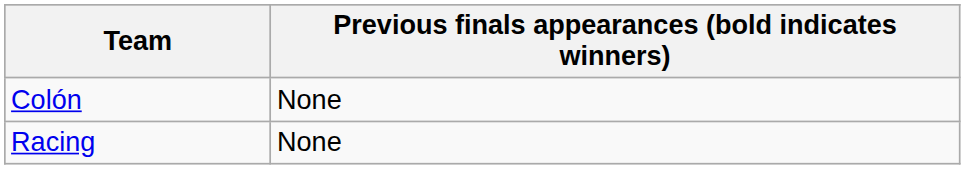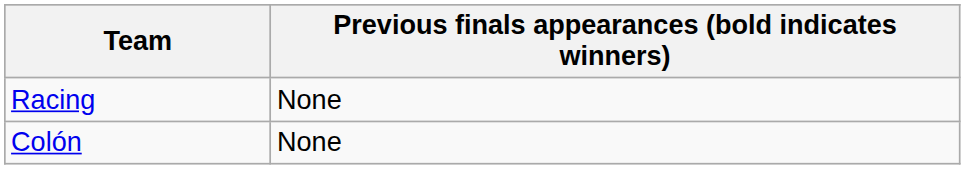rows swapped: (46, 99) <-> (53, 142)
